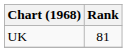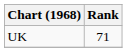(103, 36) 81 -> (103, 36) 71
